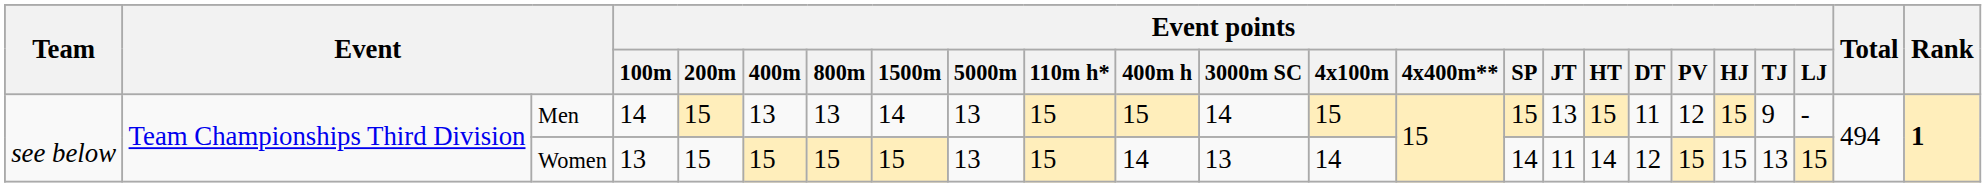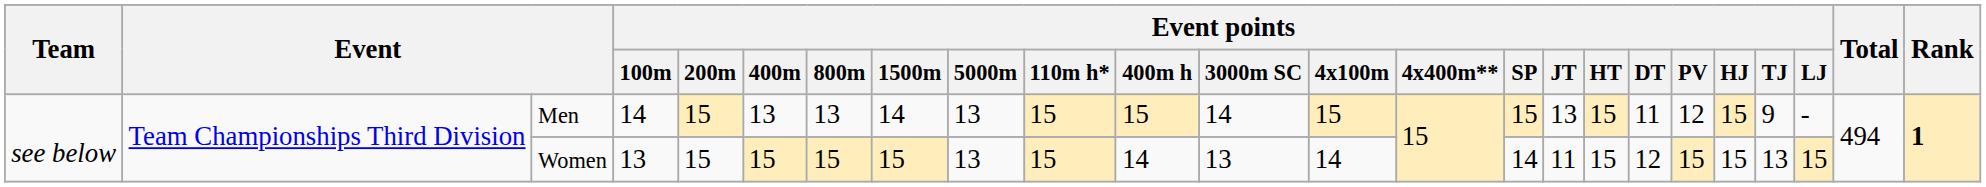(1603, 159) 14 -> (1603, 159) 15
